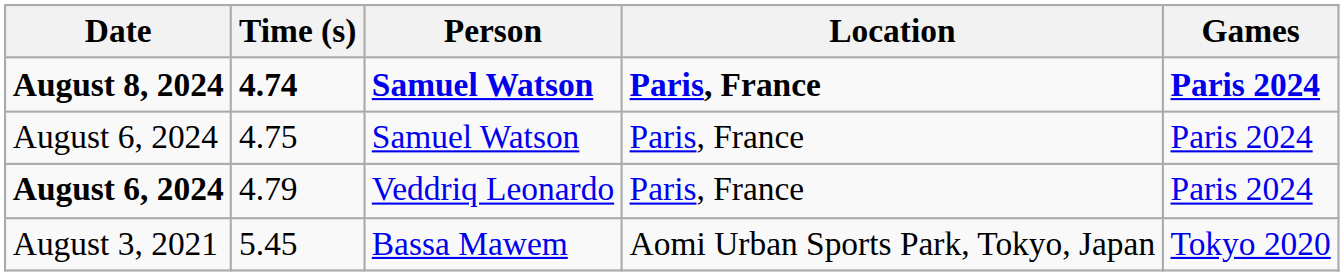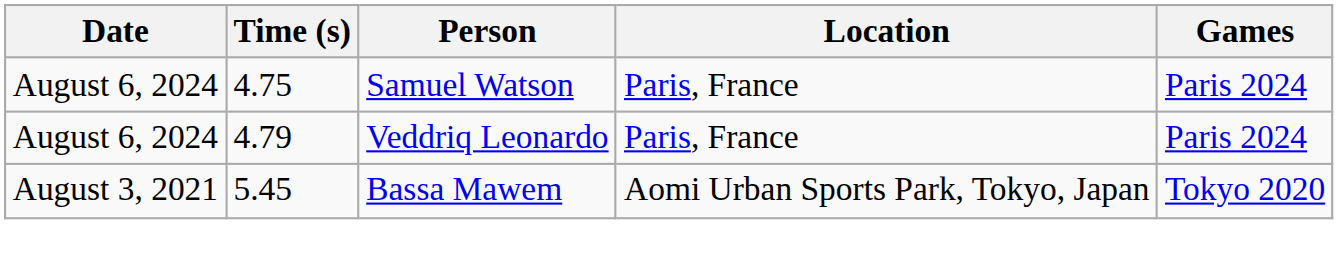- row: (268, 84)
(118, 190) bold -> (115, 137) normal
